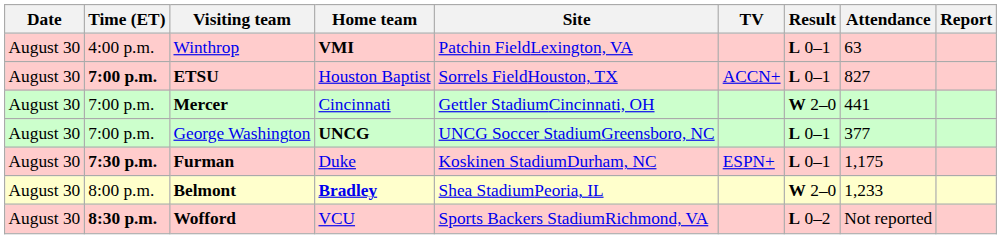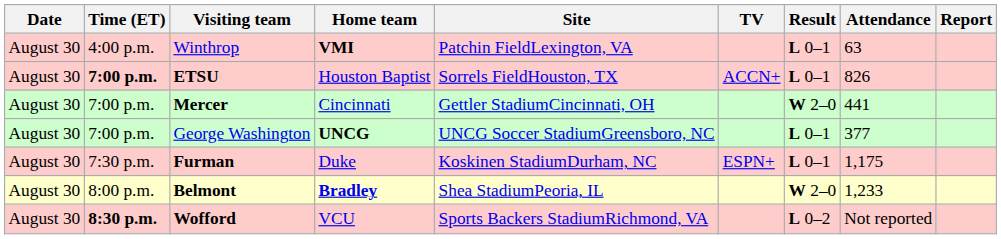(857, 76) 827 -> (857, 76) 826
(123, 161) bold -> (121, 161) normal
